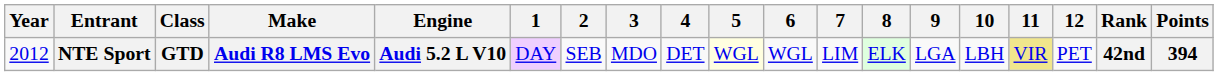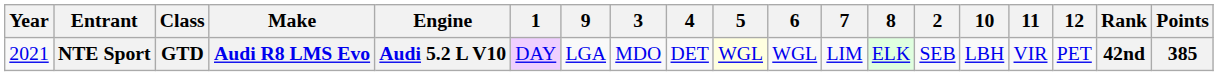columns swapped: (584, 21) <-> (935, 21)
(29, 53) 2012 -> (29, 53) 2021
(1031, 53) khaki background -> (1031, 53) no background
(1183, 53) 394 -> (1183, 53) 385
